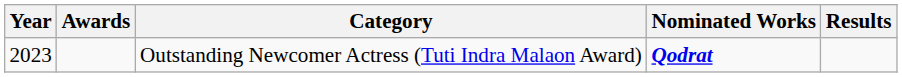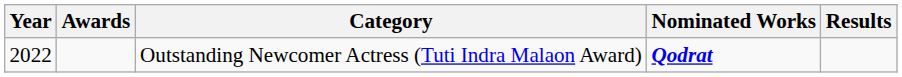(31, 54) 2023 -> (31, 54) 2022
